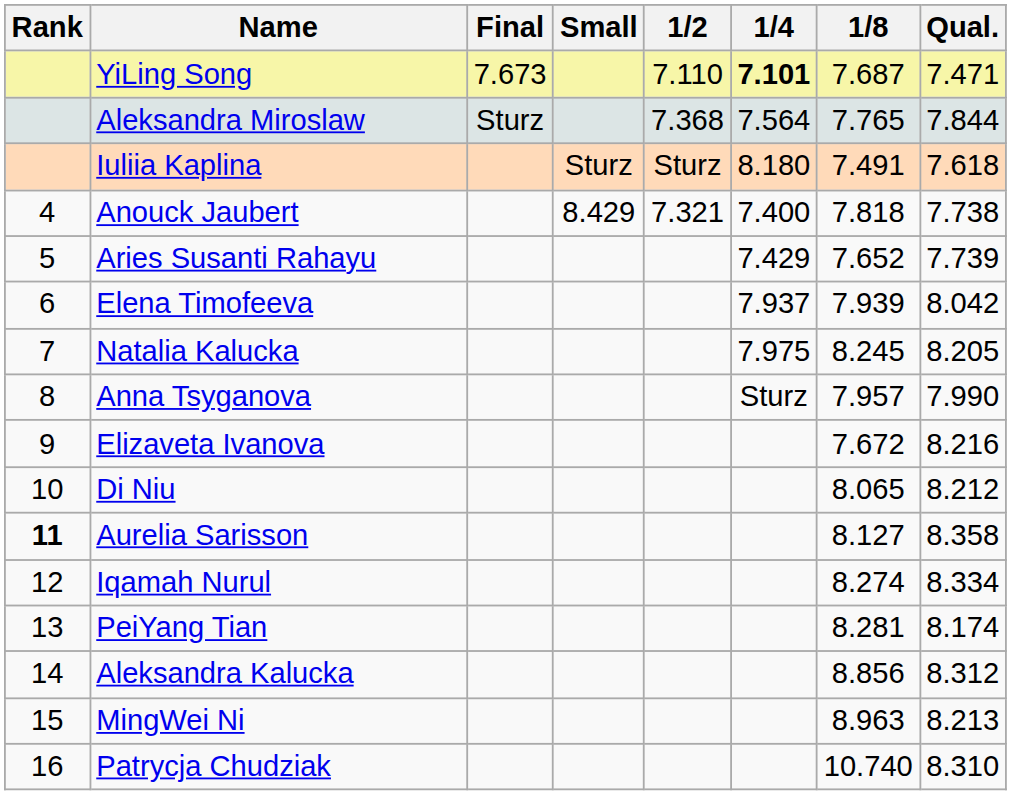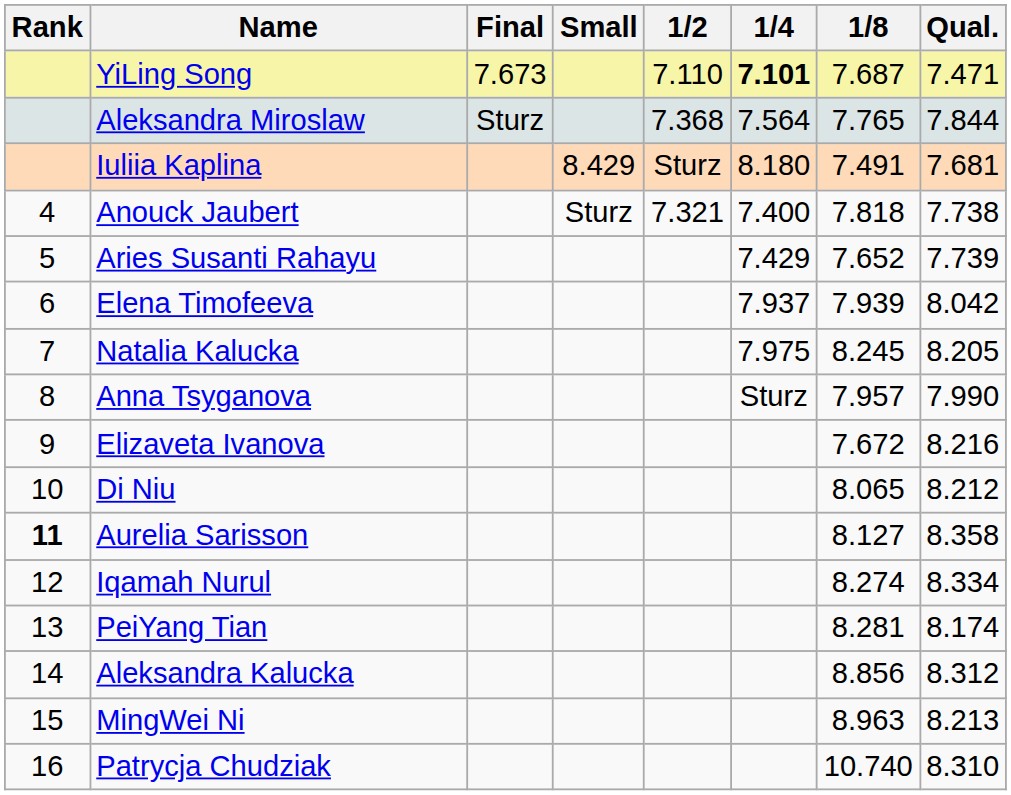(599, 166) Sturz -> (599, 166) 8.429
(963, 166) 7.618 -> (963, 166) 7.681
(599, 212) 8.429 -> (599, 212) Sturz
